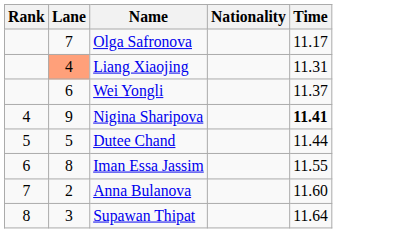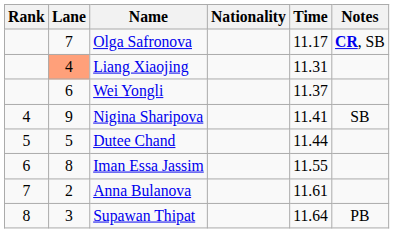+ column: (360, 16)
(310, 116) bold -> (310, 116) normal
(310, 191) 11.60 -> (310, 191) 11.61
